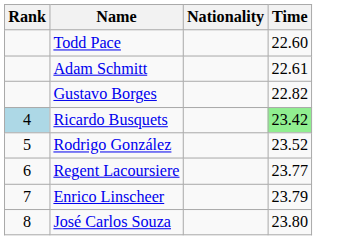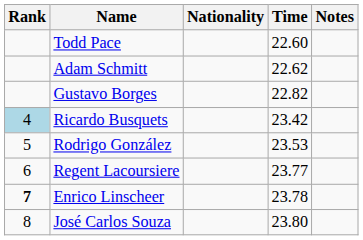+ column: (335, 17)
(290, 68) 22.61 -> (290, 68) 22.62
(290, 119) lightgreen background -> (290, 119) no background
(290, 145) 23.52 -> (290, 145) 23.53
(27, 196) normal -> (27, 196) bold
(290, 196) 23.79 -> (290, 196) 23.78
